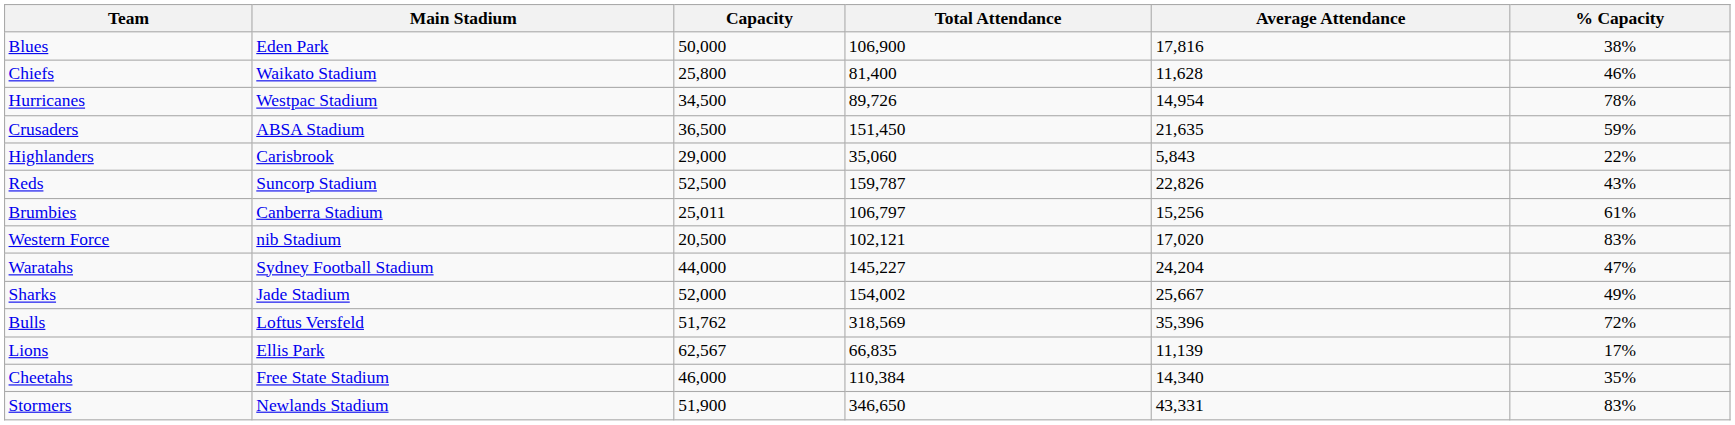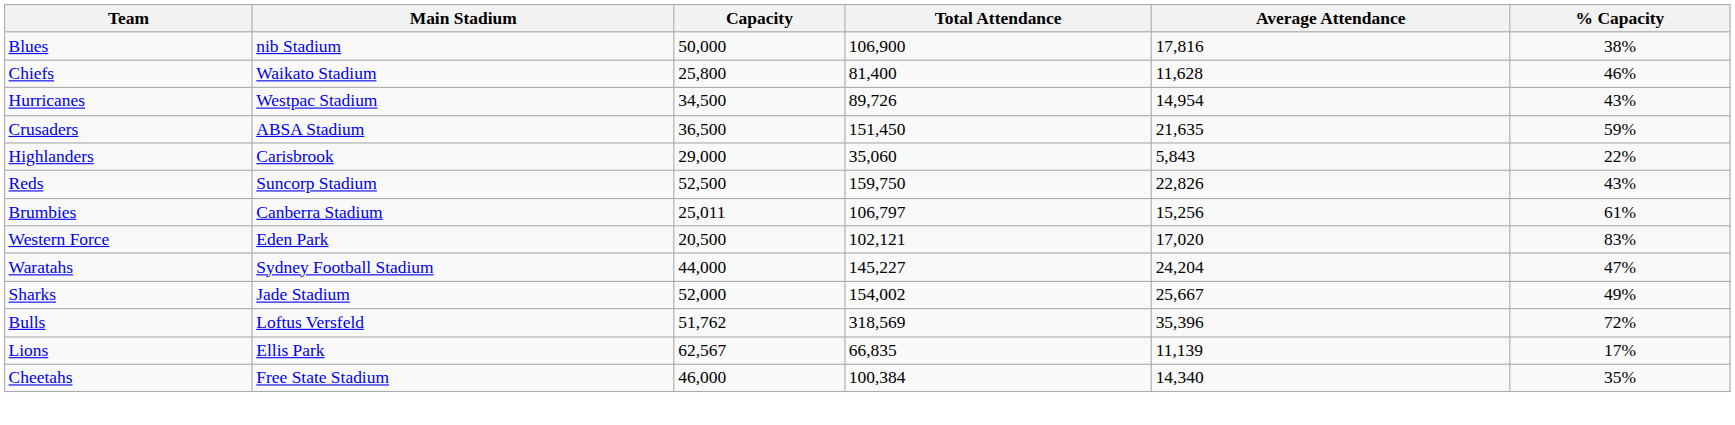(292, 45) Eden Park -> (299, 45) nib Stadium
(1620, 101) 78% -> (1620, 101) 43%
(877, 184) 159,787 -> (877, 184) 159,750
(299, 239) nib Stadium -> (292, 239) Eden Park
(877, 377) 110,384 -> (877, 377) 100,384
- row: (40, 405)
